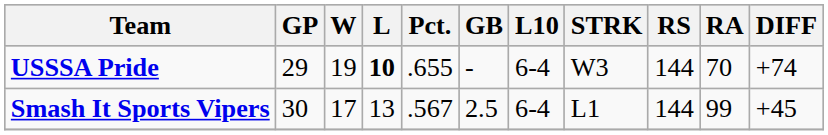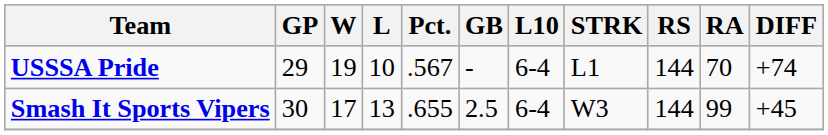(382, 66) bold -> (382, 66) normal
(430, 66) .655 -> (430, 66) .567
(590, 66) W3 -> (585, 66) L1
(430, 108) .567 -> (430, 108) .655
(585, 108) L1 -> (590, 108) W3
